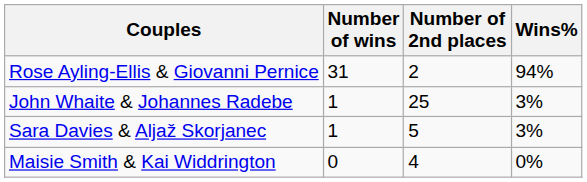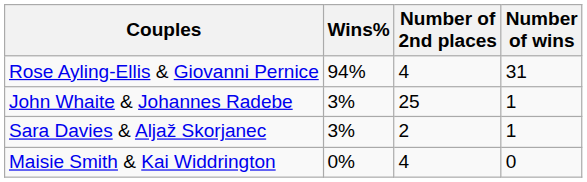columns swapped: (363, 30) <-> (547, 30)
(414, 71) 2 -> (404, 71) 4
(414, 131) 5 -> (404, 131) 2
